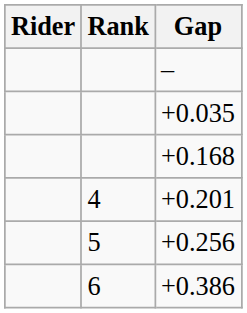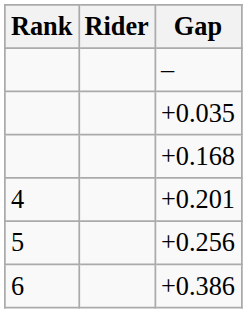columns swapped: (118, 26) <-> (43, 26)
